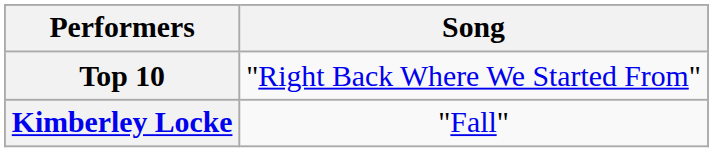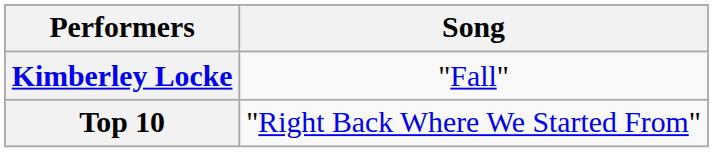rows swapped: (122, 75) <-> (122, 122)
